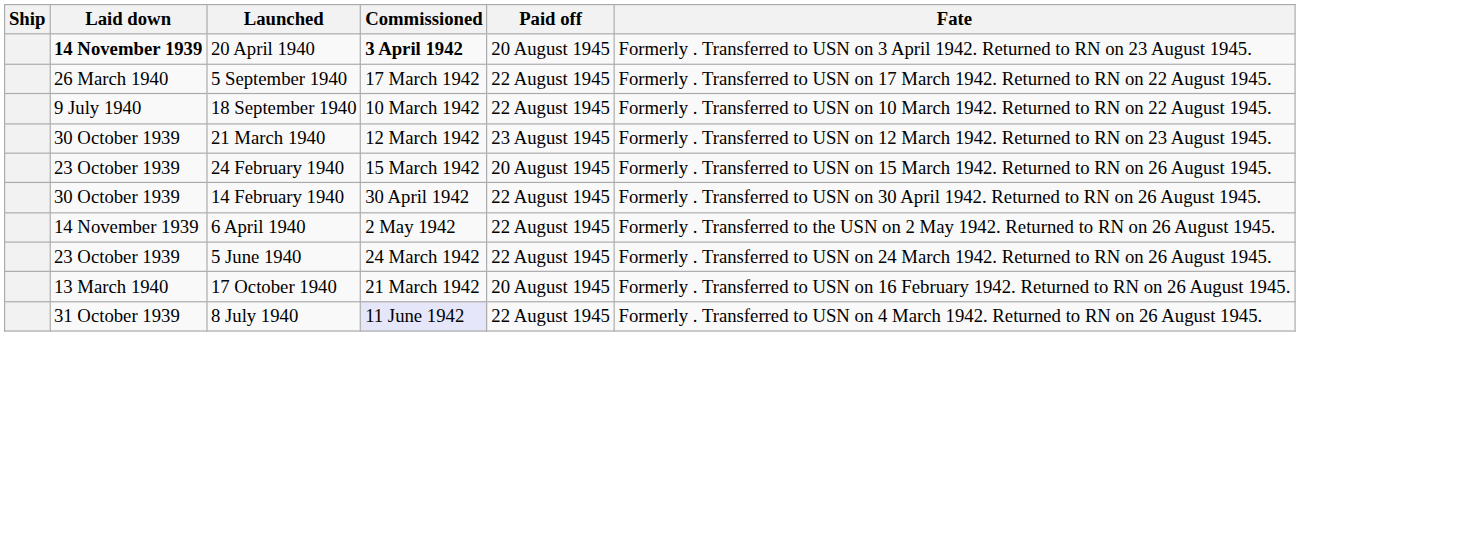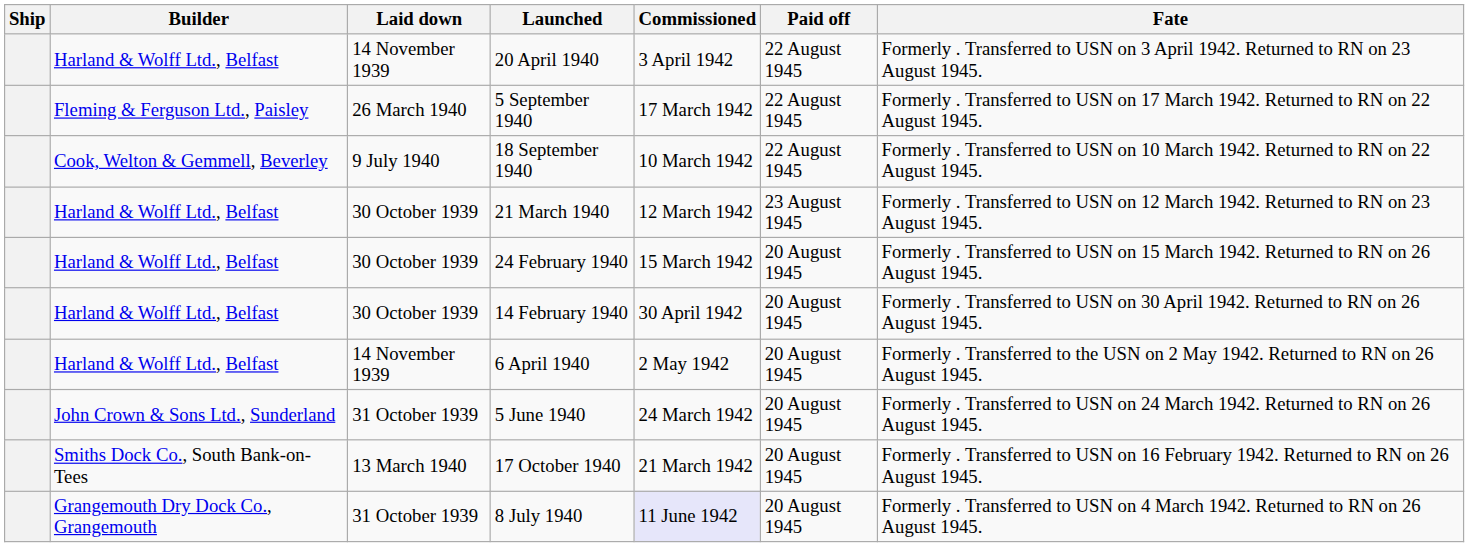+ column: (199, 19)
(128, 49) bold -> (403, 59) normal
(414, 49) bold -> (686, 59) normal
(551, 49) 20 August 1945 -> (803, 59) 22 August 1945
(117, 167) 23 October 1939 -> (415, 262) 30 October 1939
(551, 197) 22 August 1945 -> (803, 313) 20 August 1945
(551, 227) 22 August 1945 -> (803, 364) 20 August 1945
(117, 256) 23 October 1939 -> (415, 414) 31 October 1939
(551, 256) 22 August 1945 -> (803, 414) 20 August 1945
(551, 316) 22 August 1945 -> (803, 516) 20 August 1945
